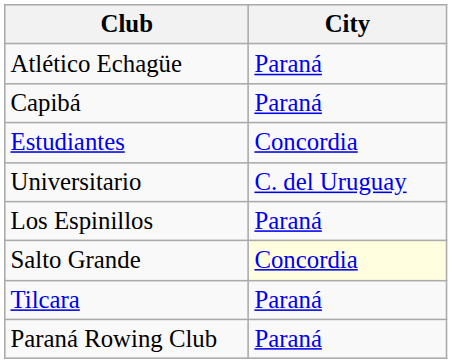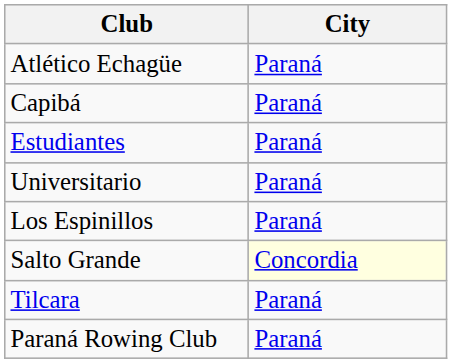(306, 142) Concordia -> (288, 142) Paraná
(331, 181) C. del Uruguay -> (288, 181) Paraná
